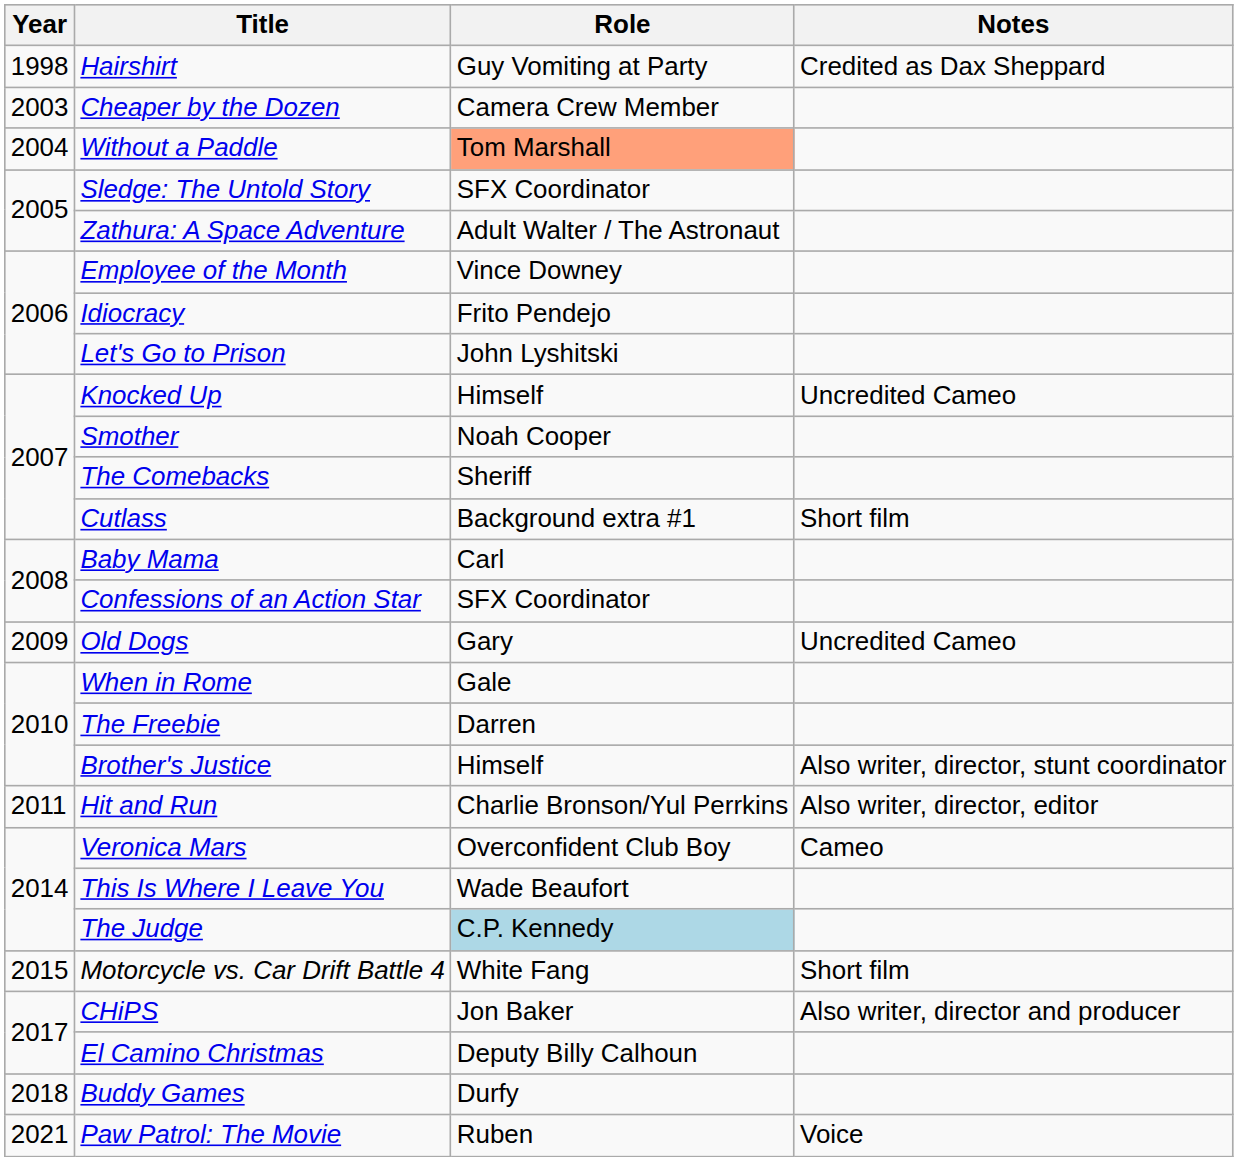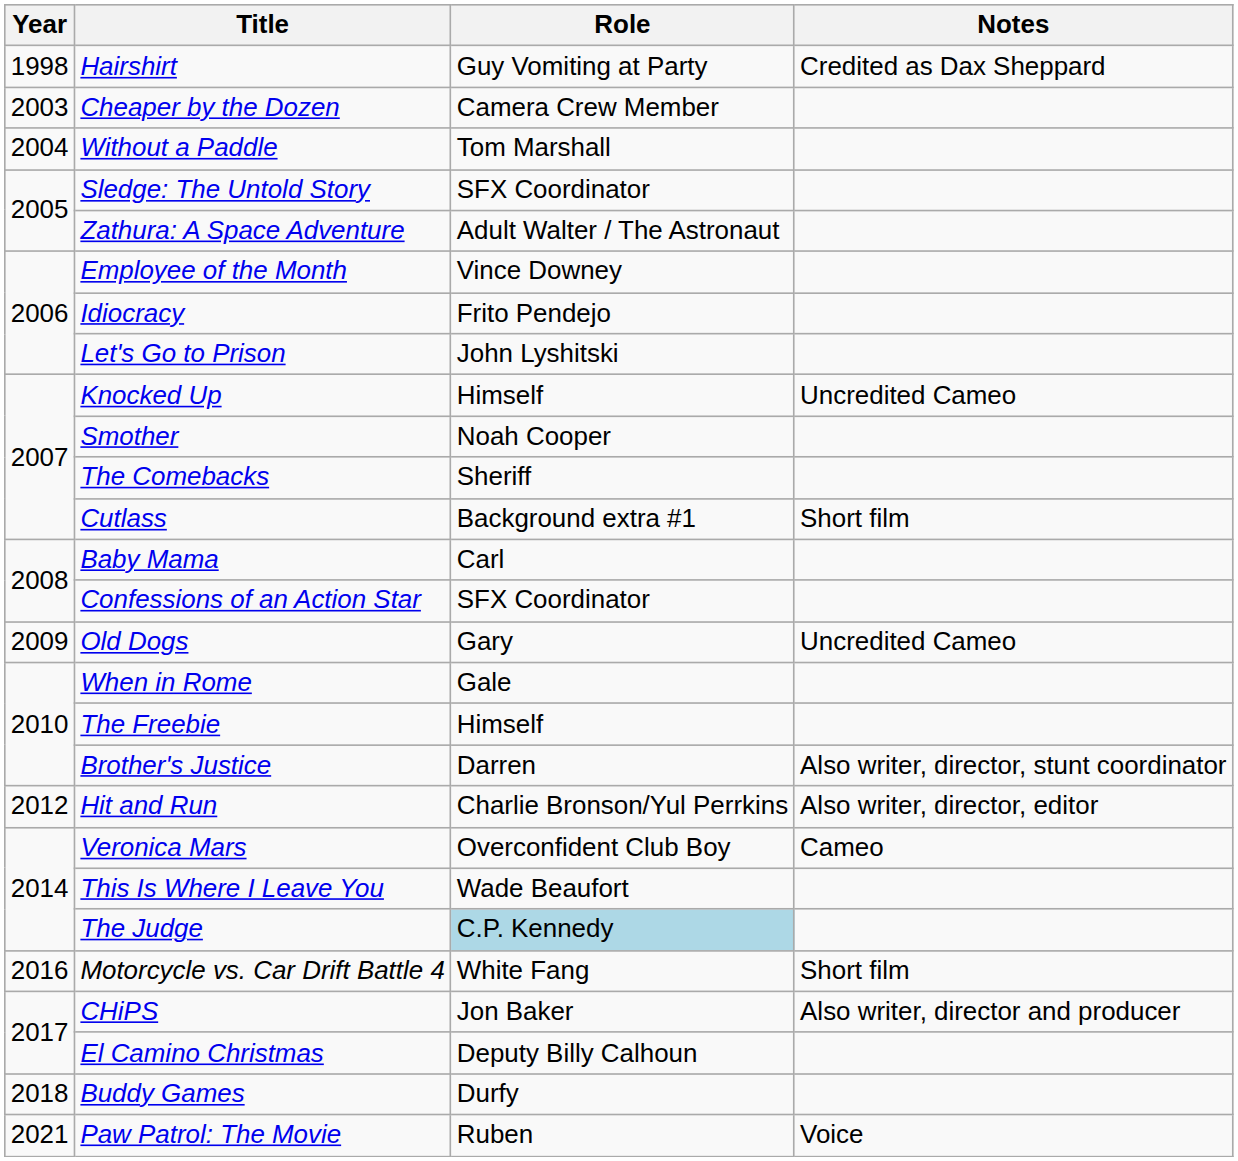(534, 148) lightsalmon background -> (534, 148) no background
(496, 723) Darren -> (500, 723) Himself
(500, 764) Himself -> (496, 764) Darren
(39, 806) 2011 -> (40, 806) 2012
(40, 970) 2015 -> (40, 970) 2016
